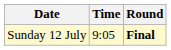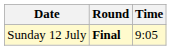columns swapped: (106, 14) <-> (145, 14)
